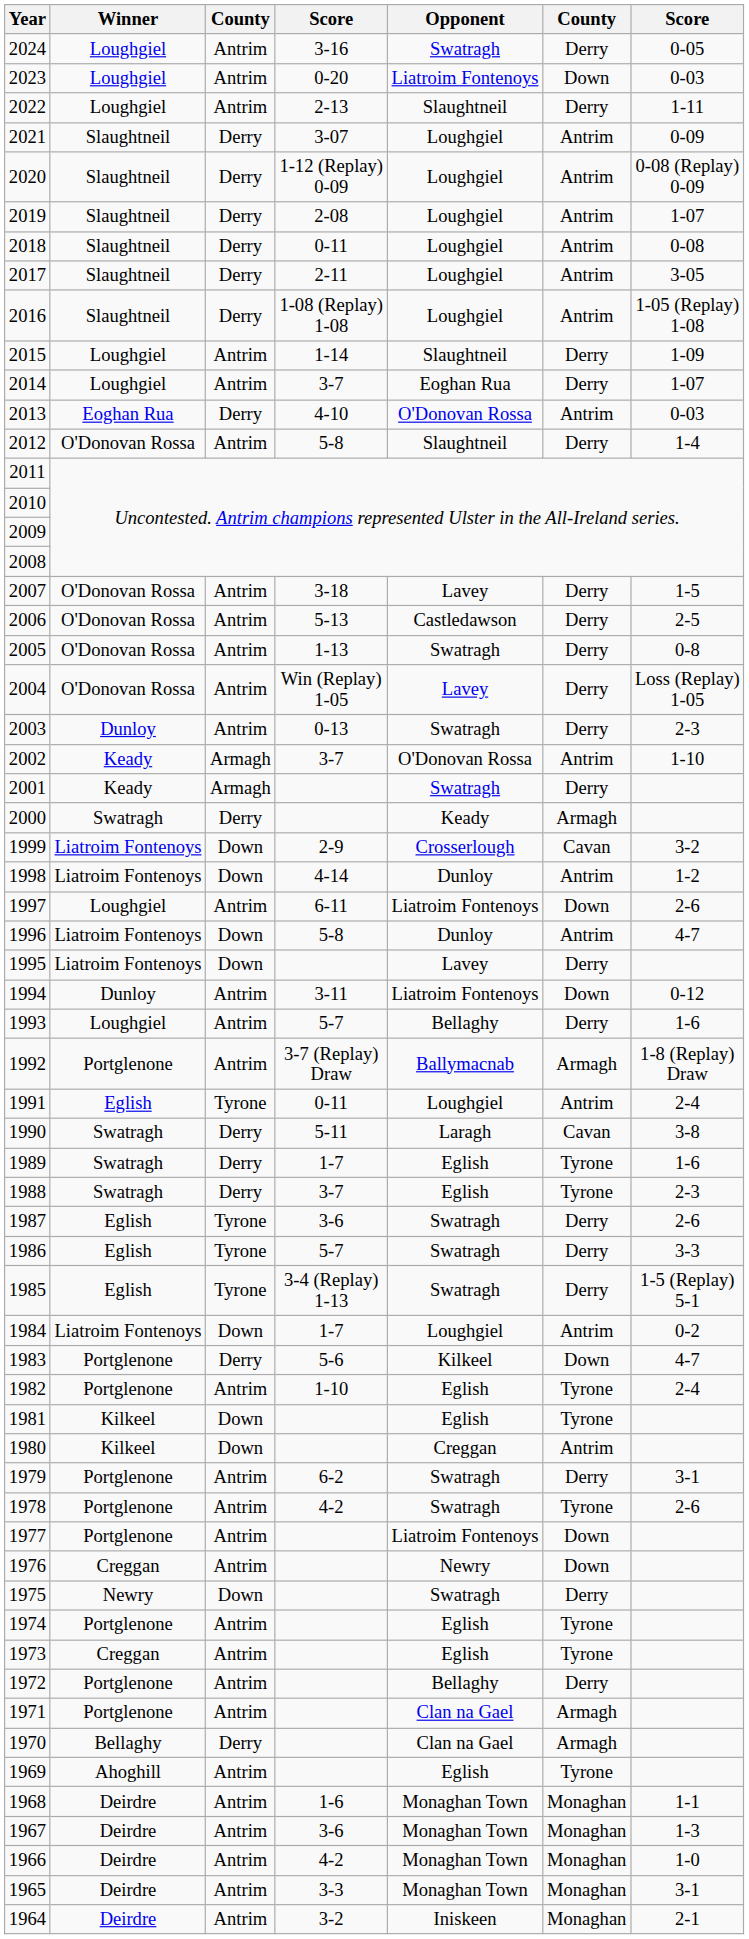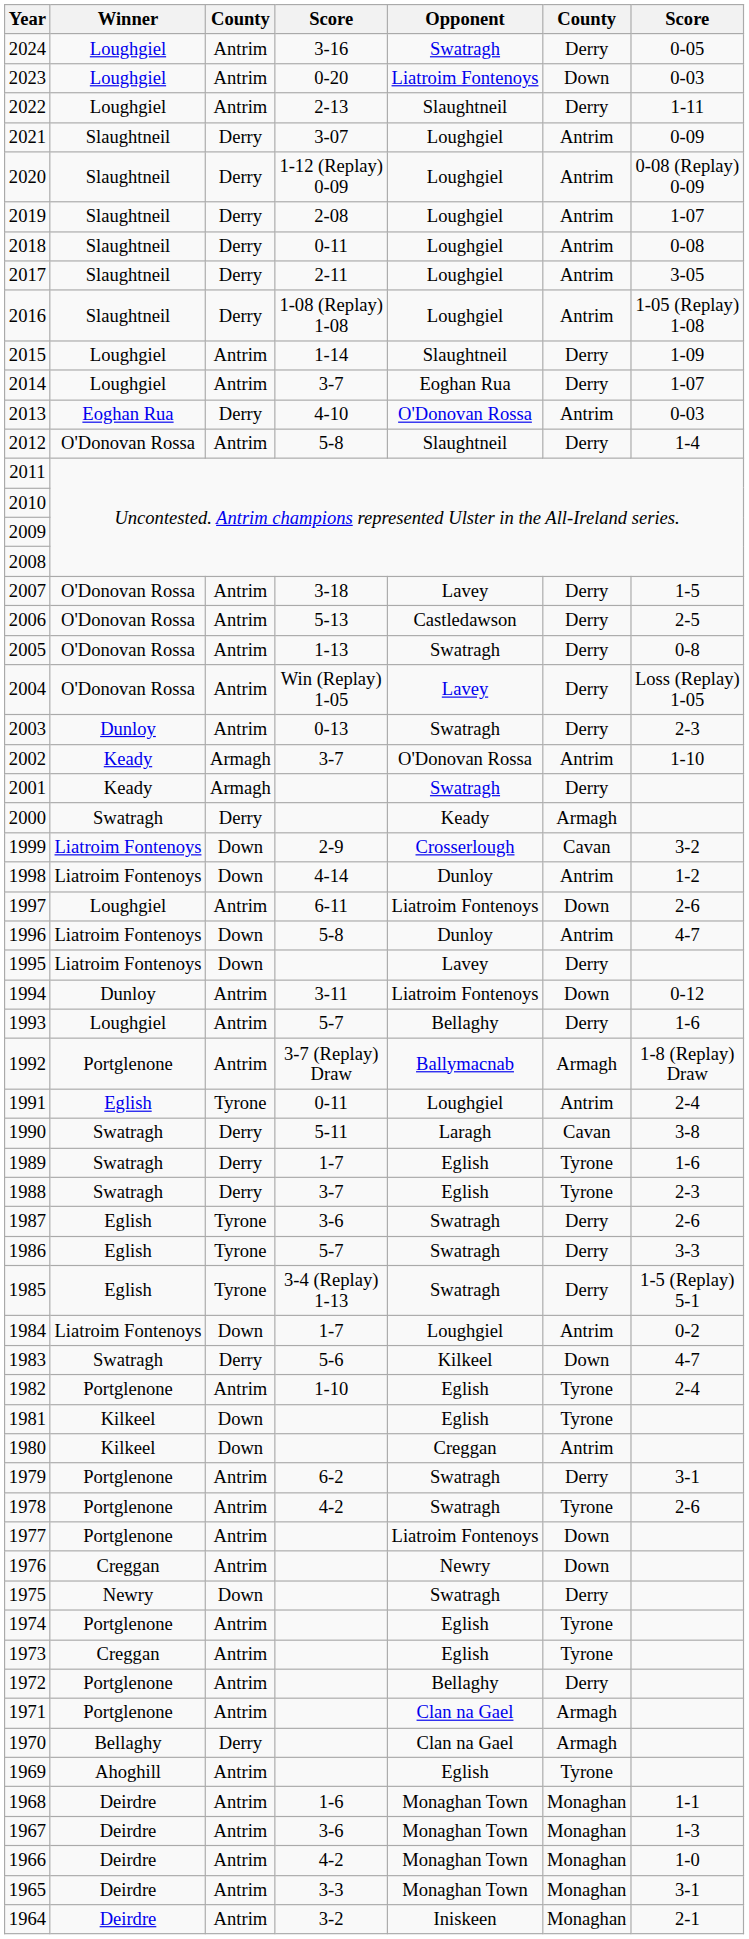(128, 1359) Portglenone -> (128, 1359) Swatragh
